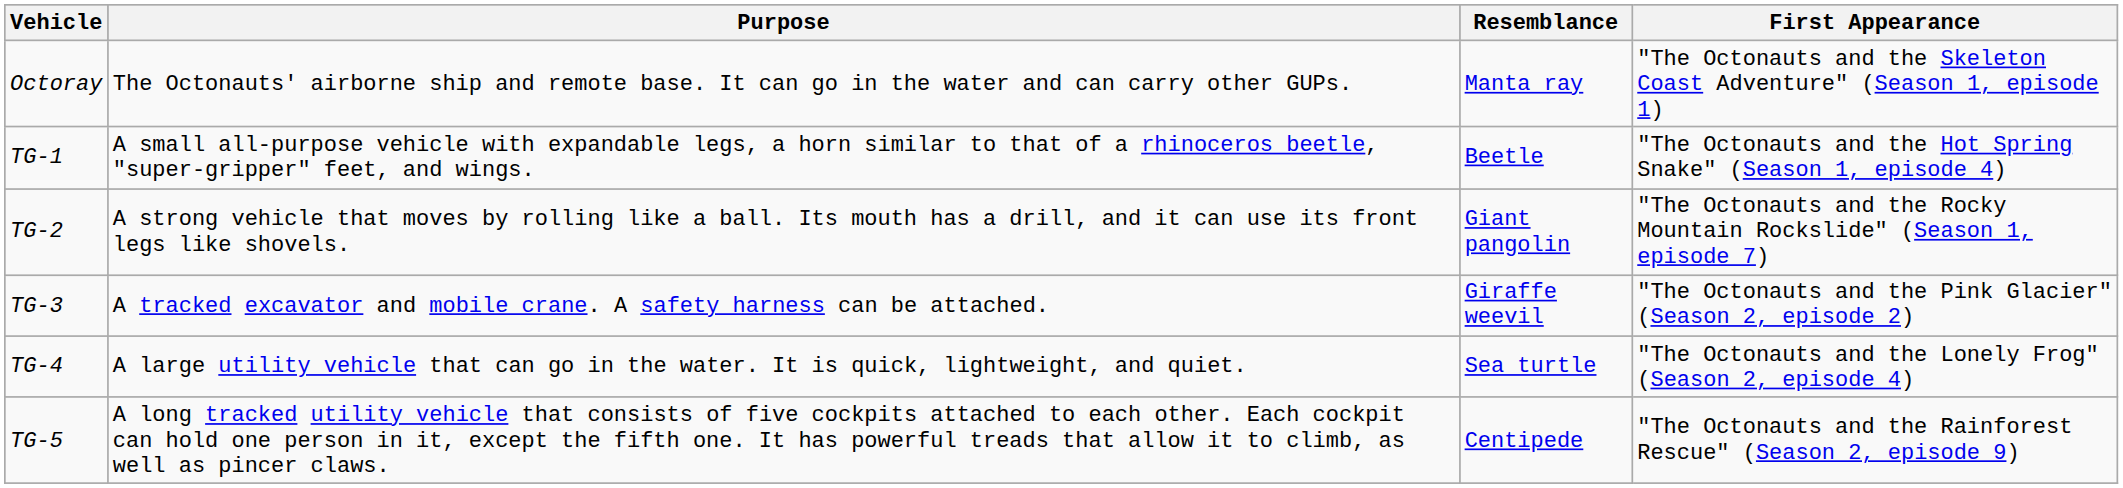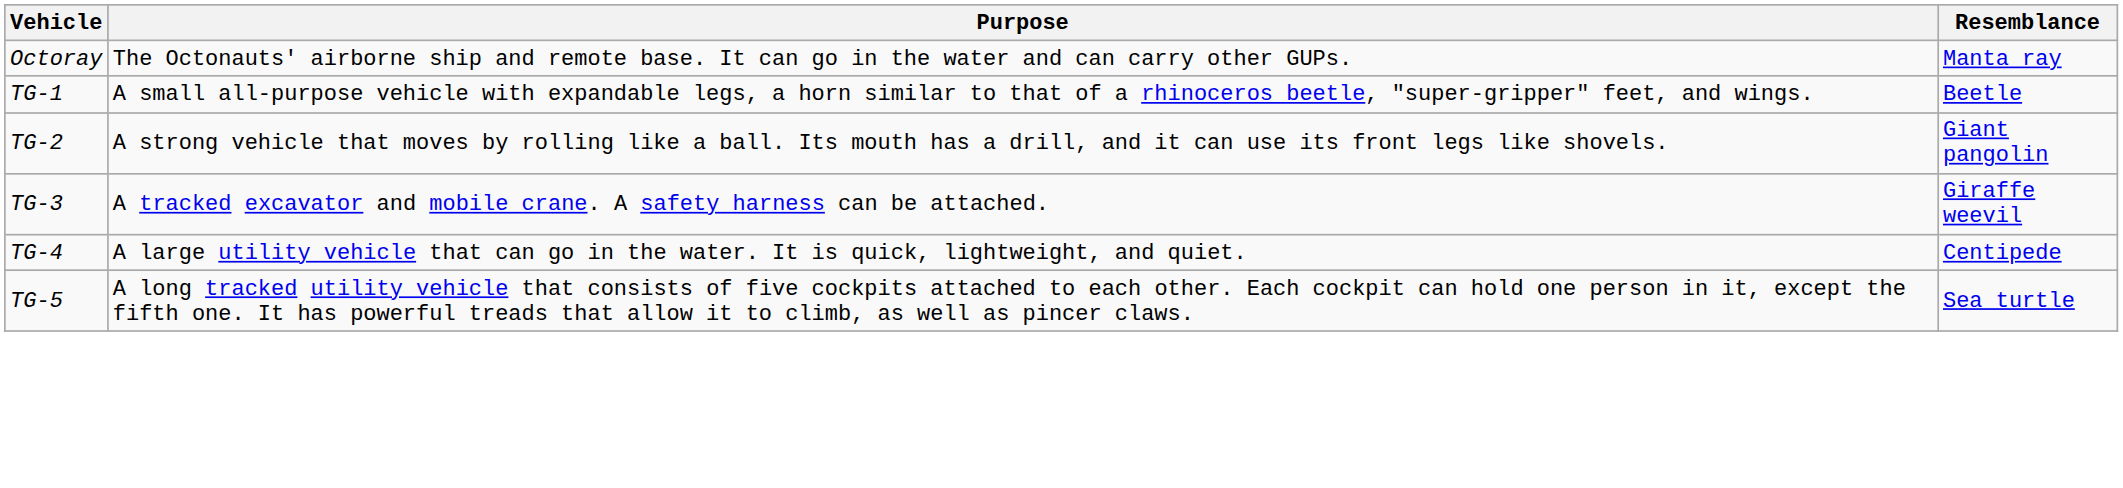- column: (1875, 23)
(1531, 367) Sea turtle -> (2002, 252) Centipede
(1524, 440) Centipede -> (2009, 301) Sea turtle
